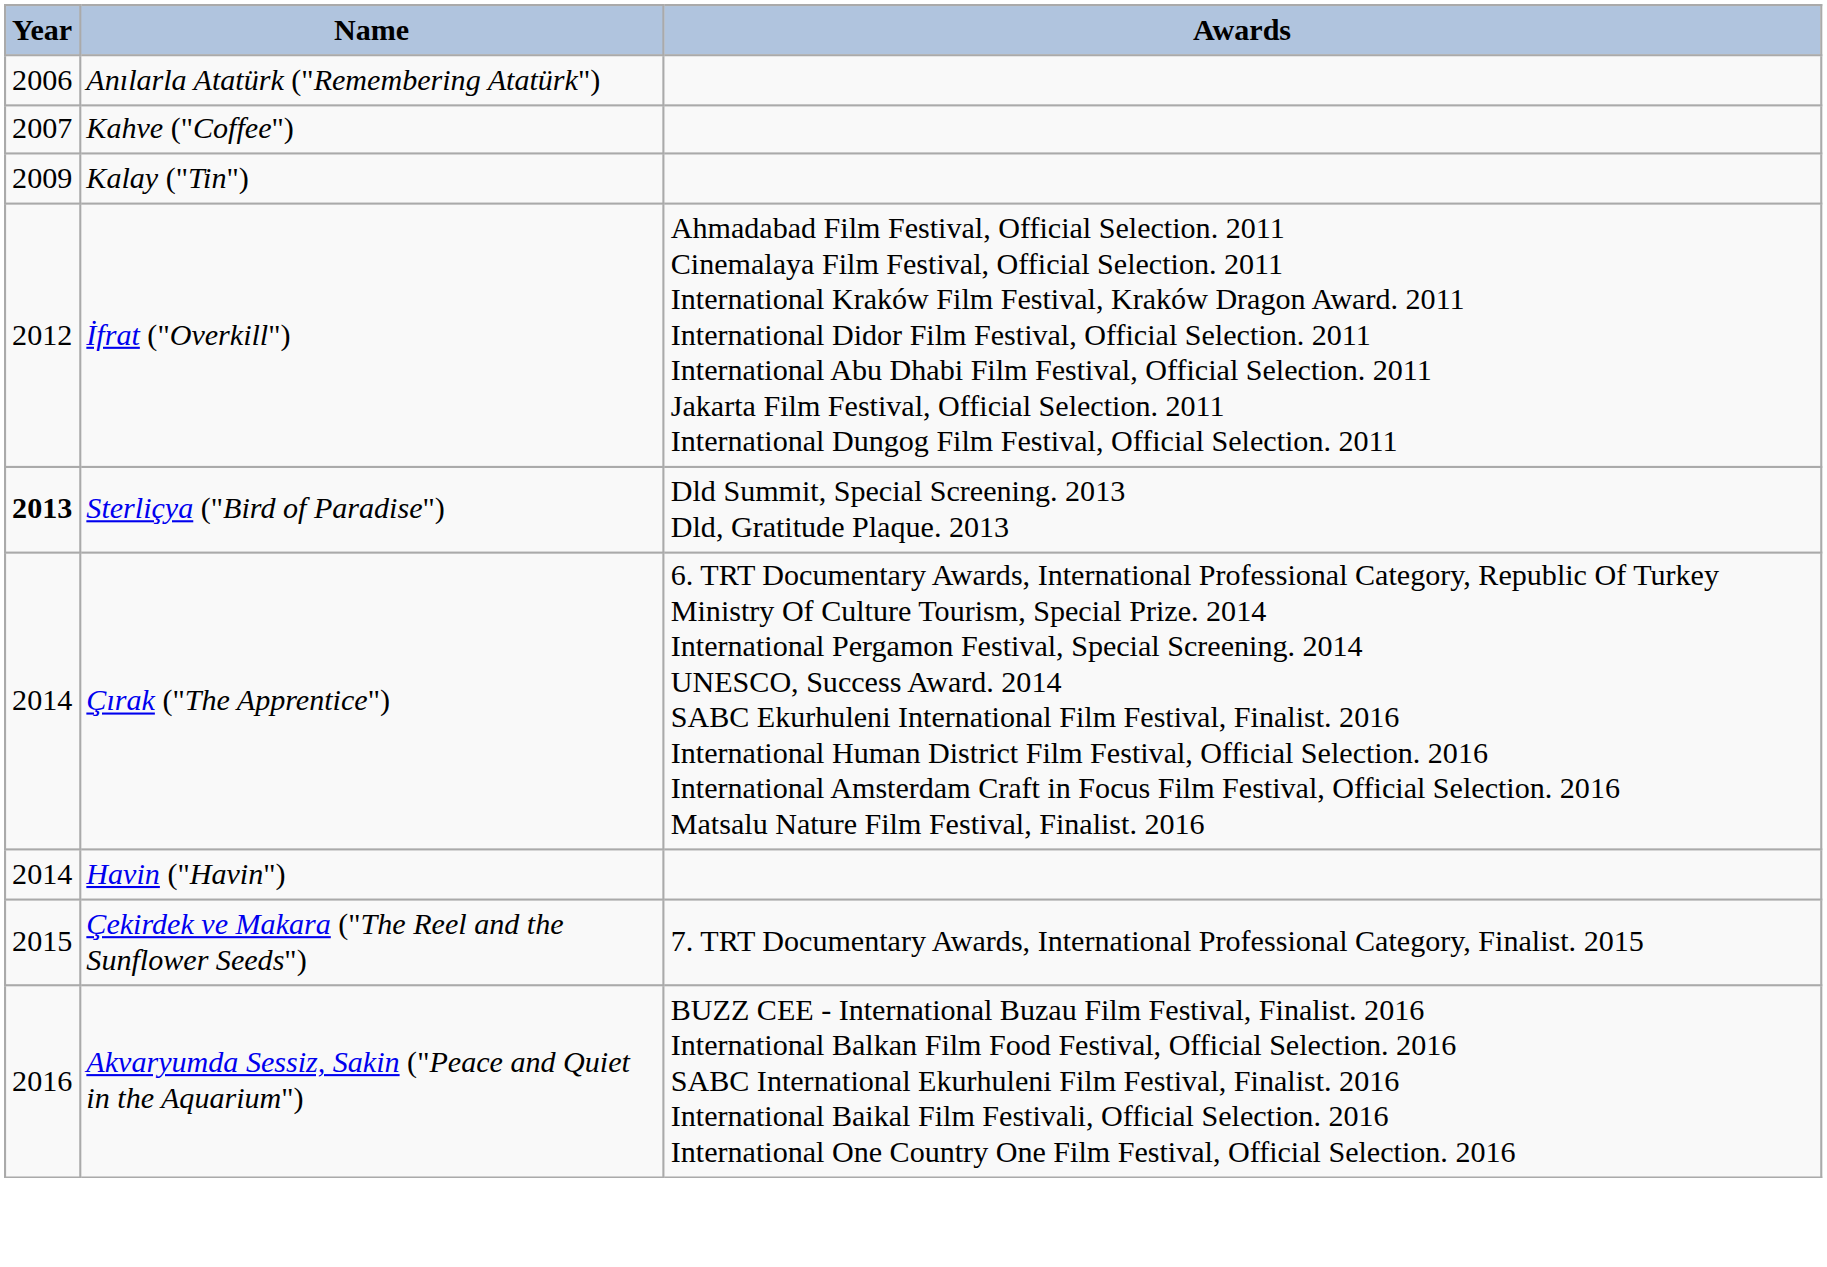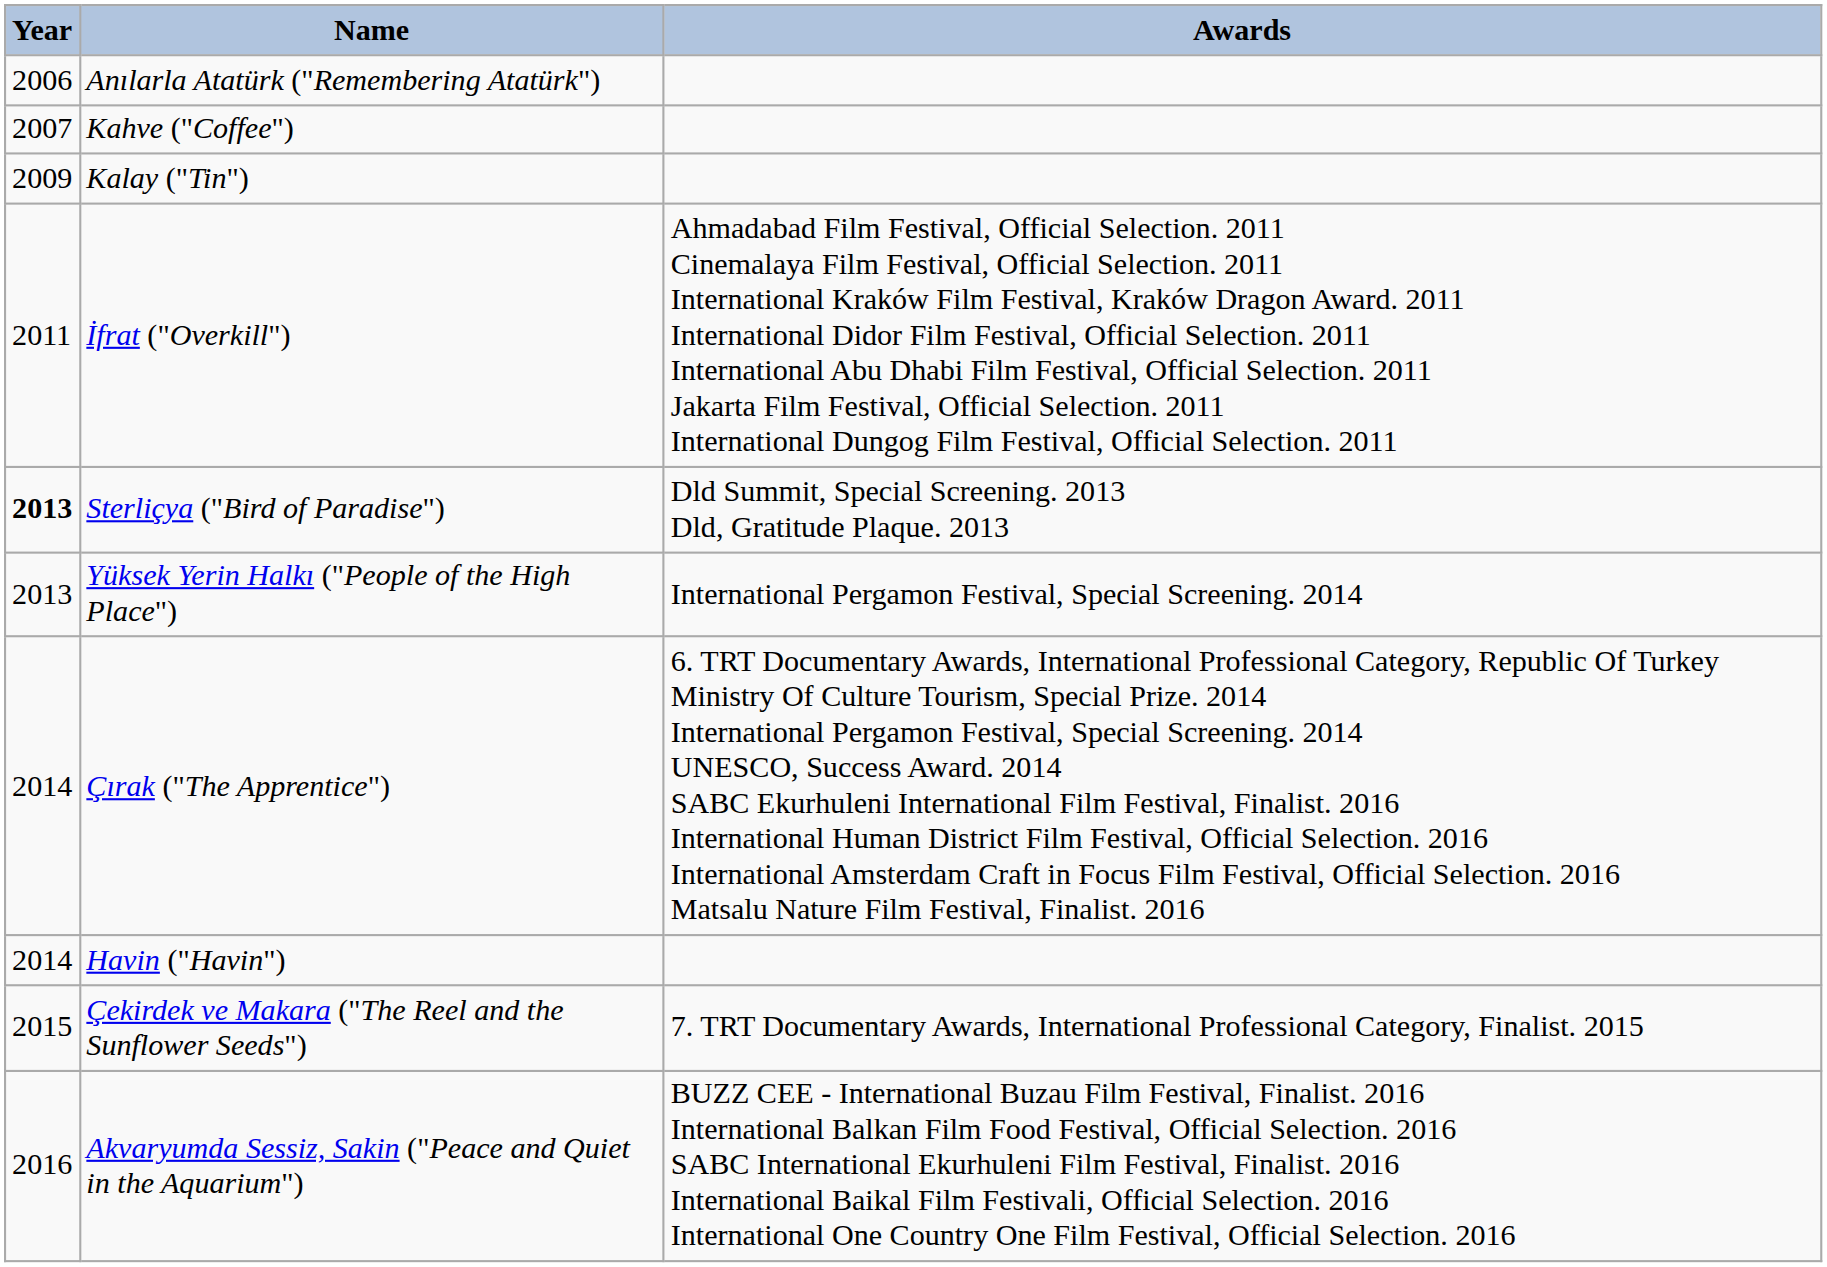(42, 334) 2012 -> (42, 334) 2011
+ row: (328, 594)
